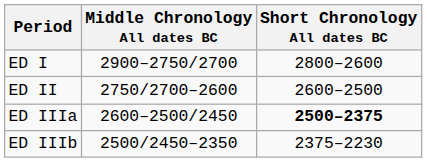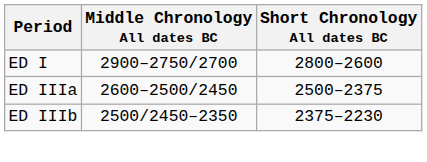- row: (33, 90)
(339, 117) bold -> (339, 90) normal
